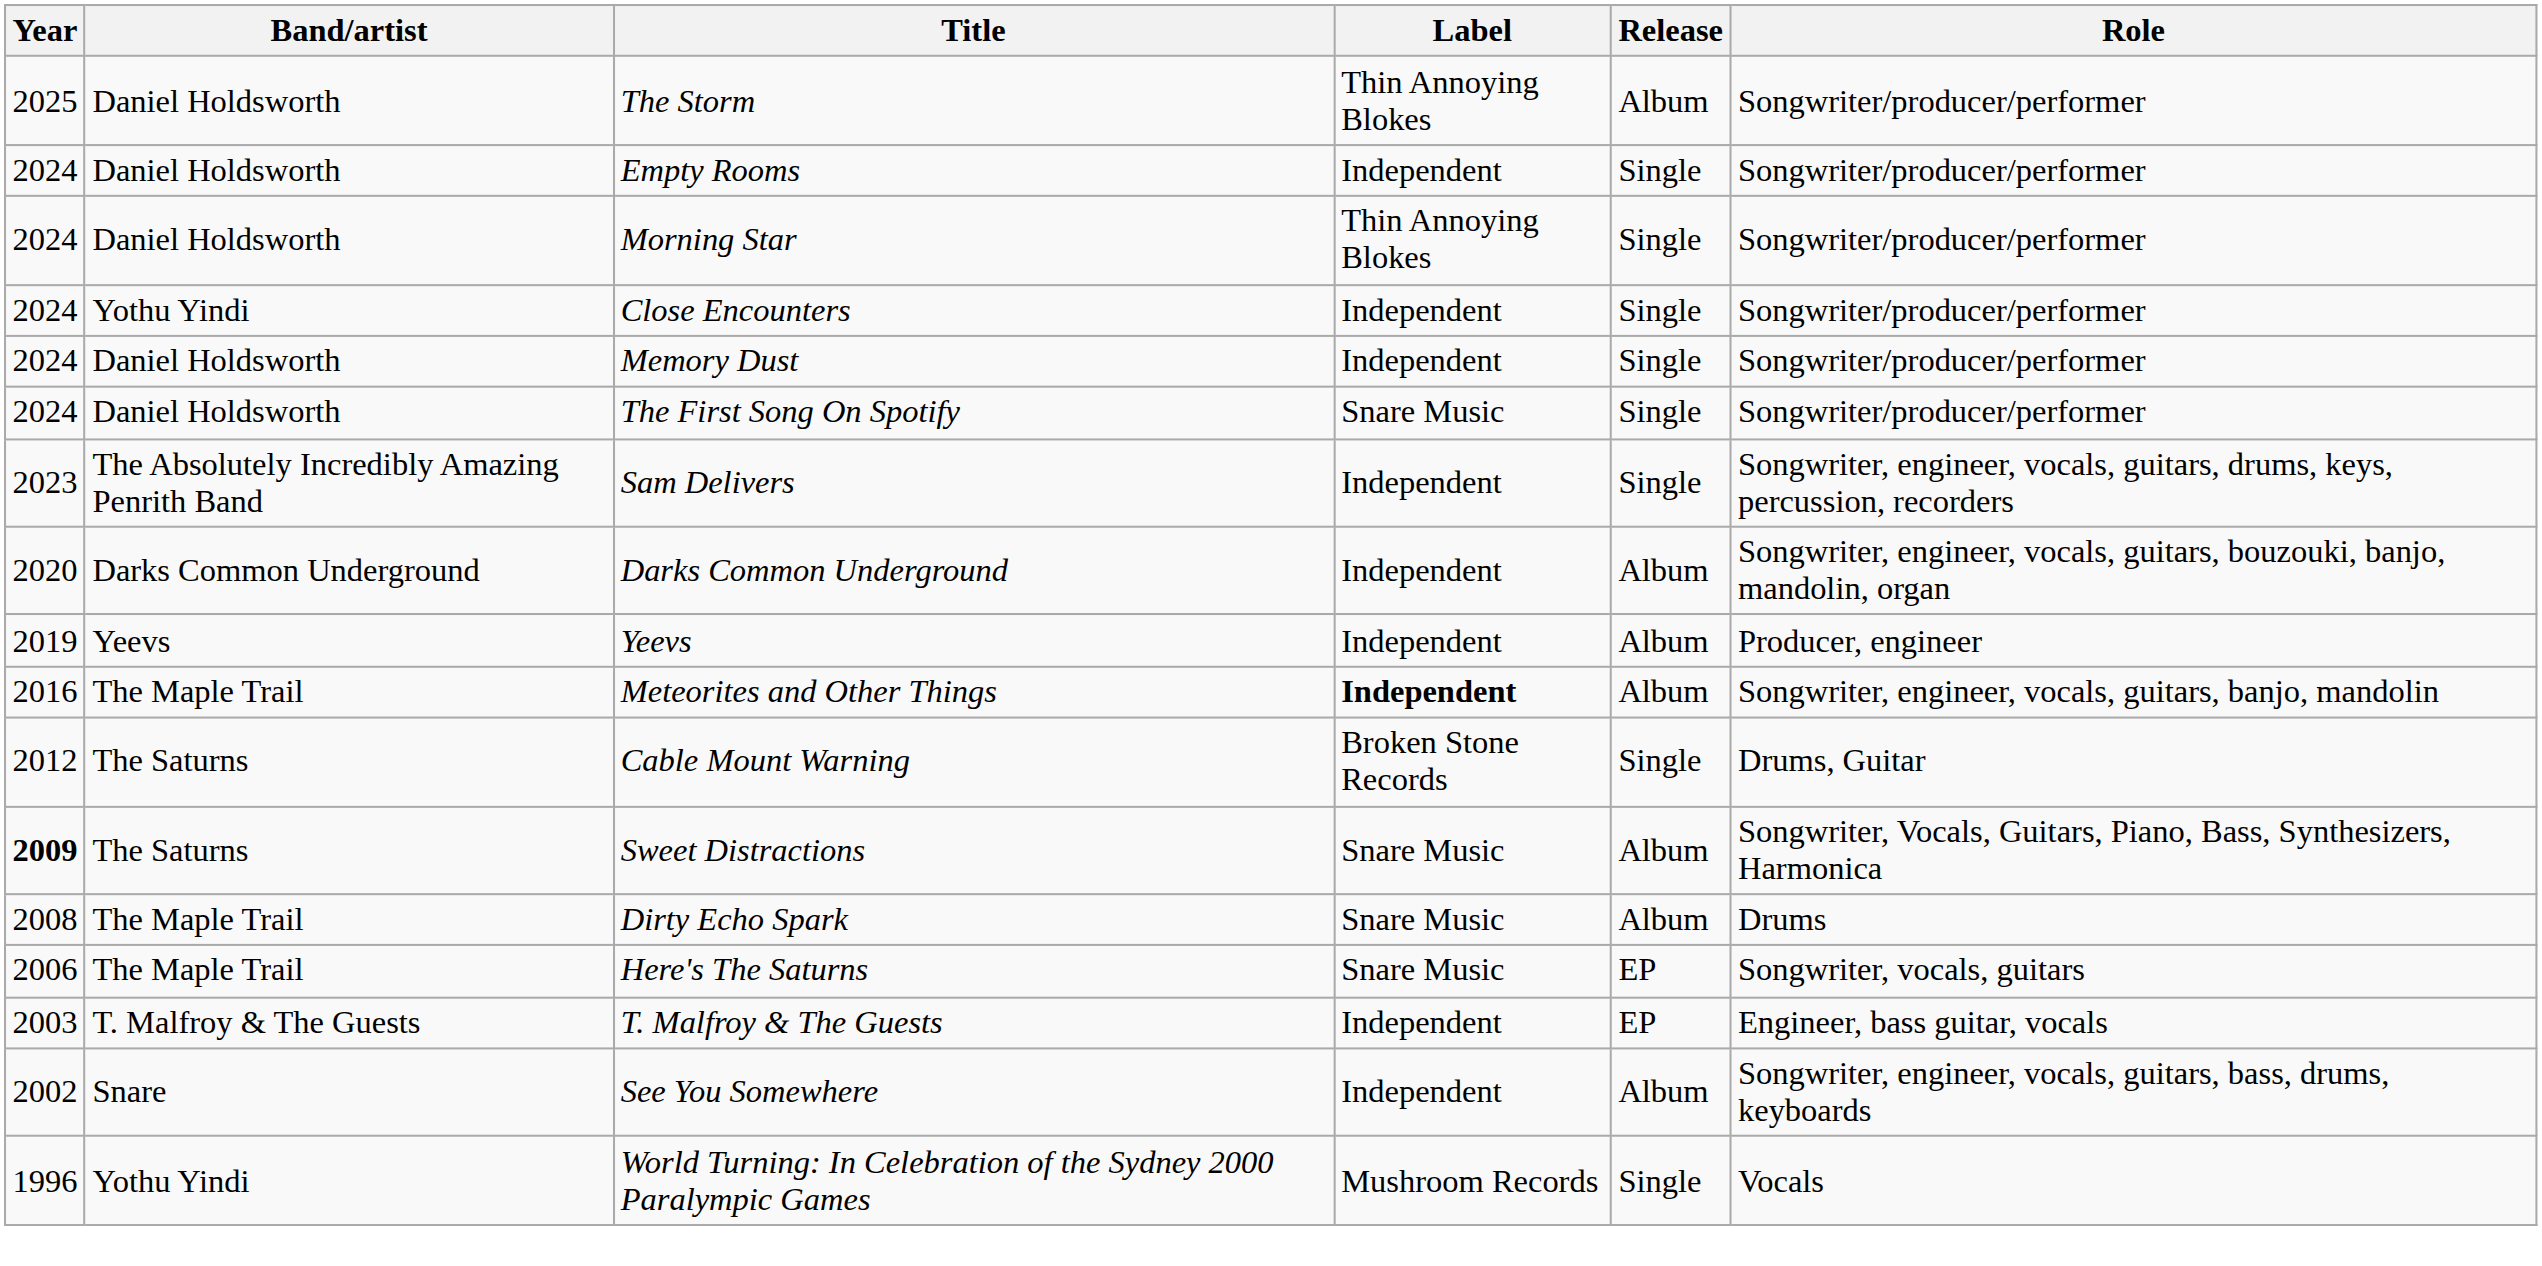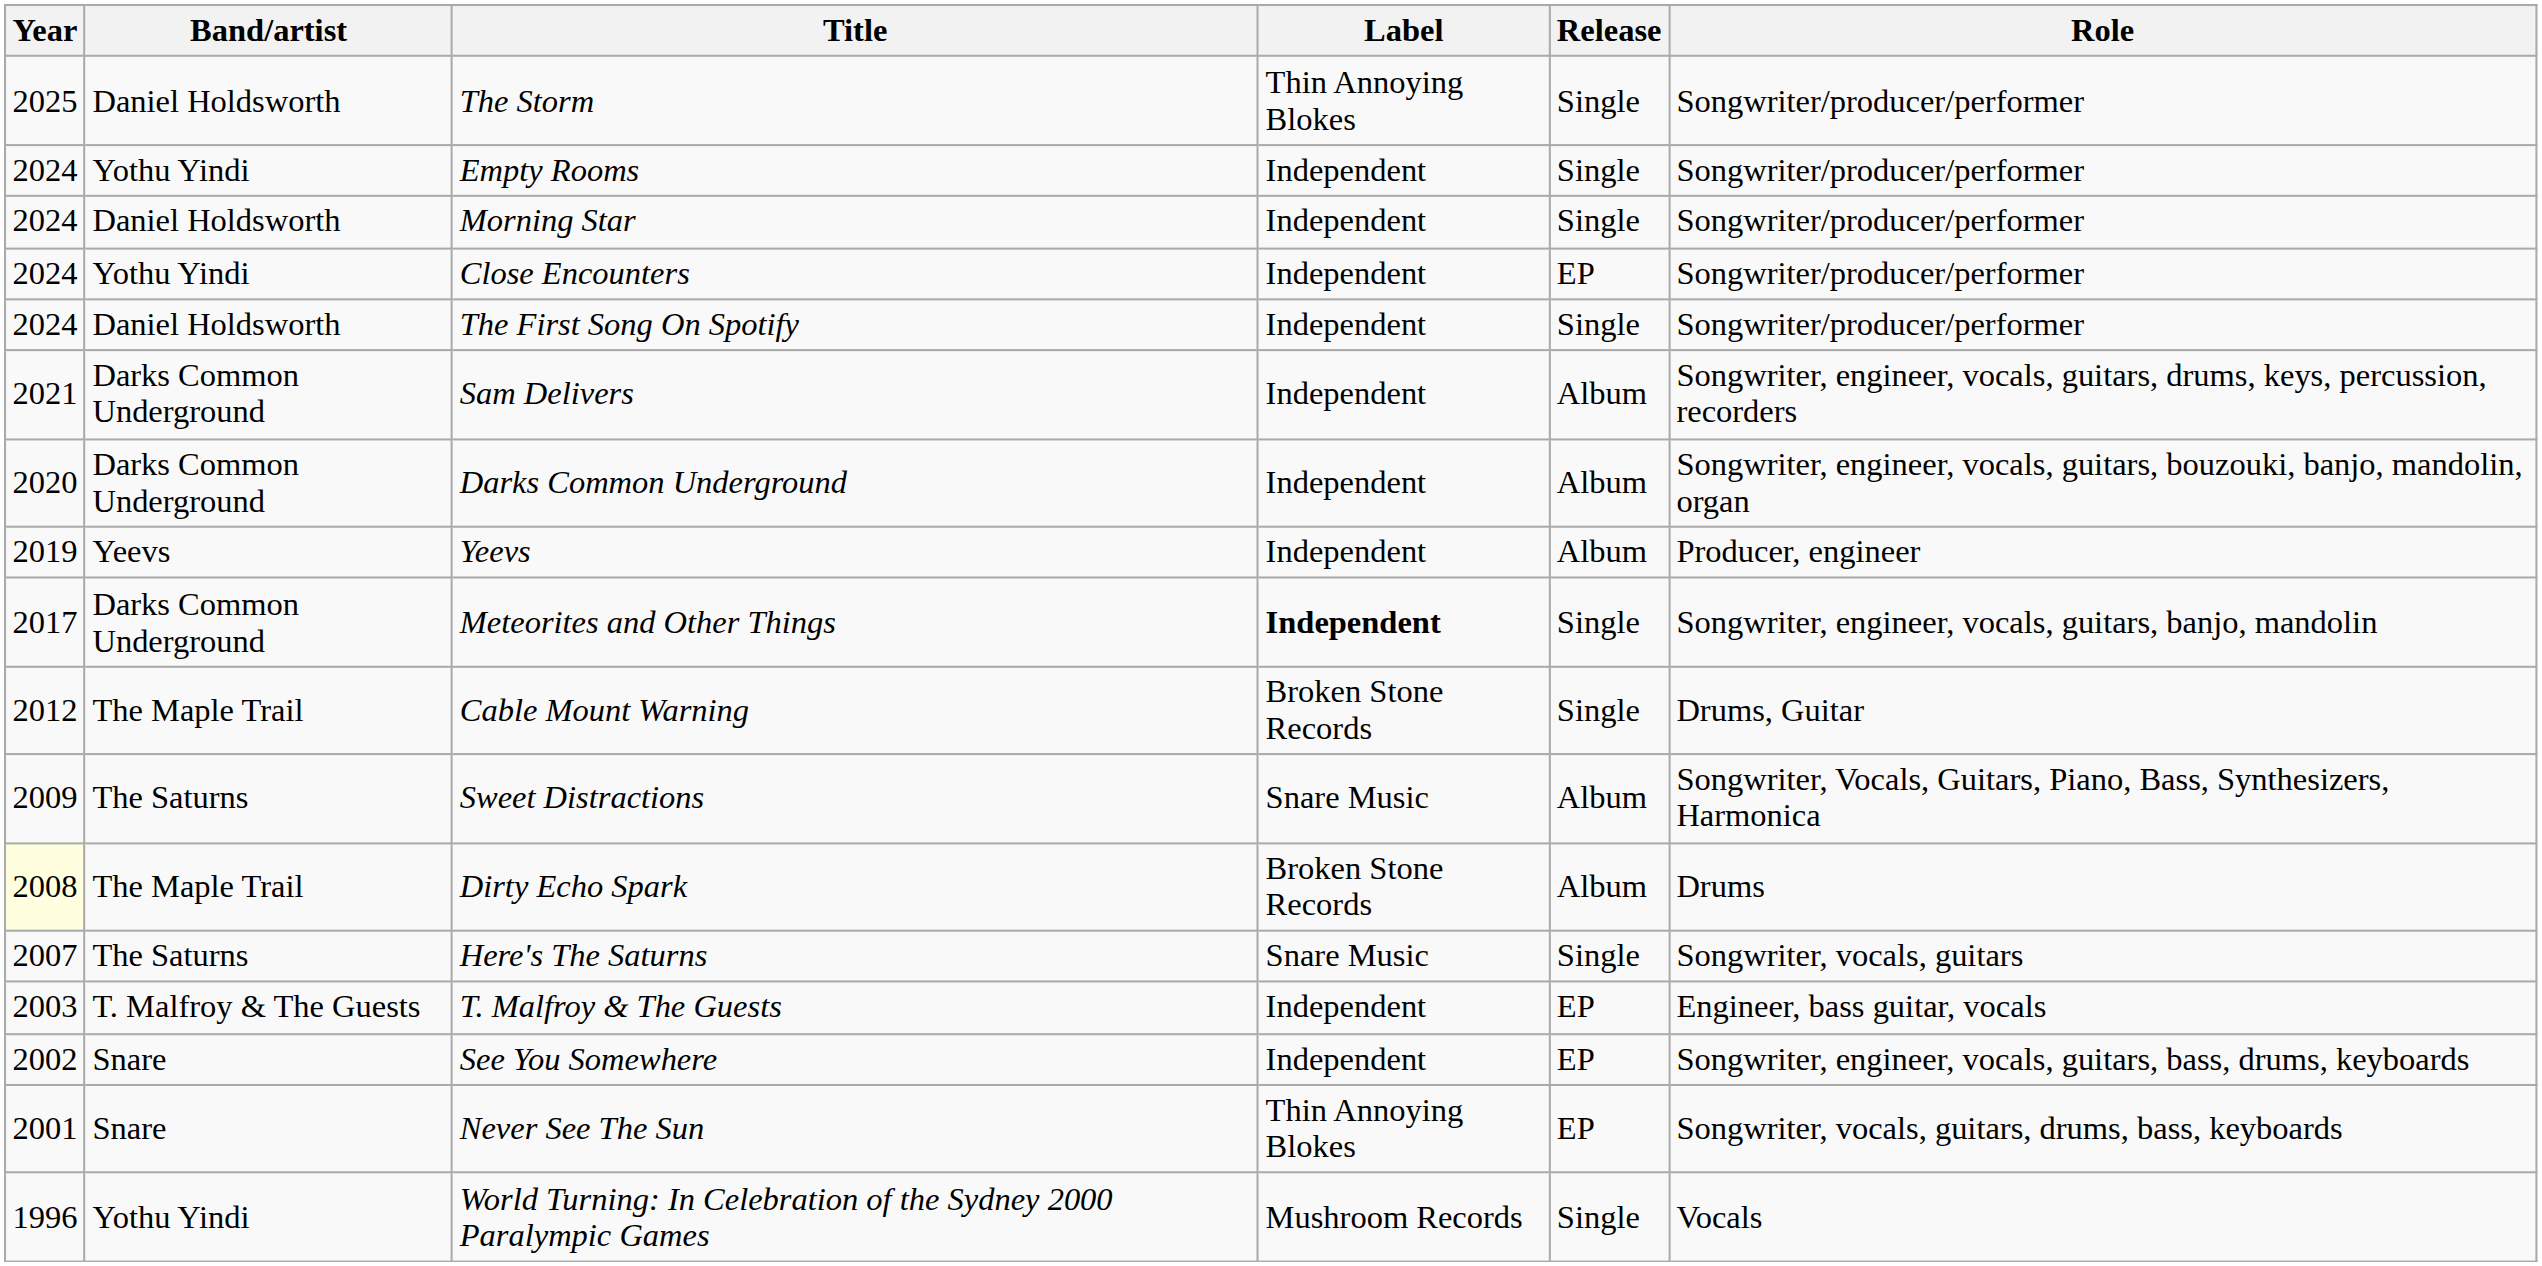(1664, 100) Album -> (1598, 100) Single
(216, 169) Daniel Holdsworth -> (171, 169) Yothu Yindi
(1440, 239) Thin Annoying Blokes -> (1346, 221) Independent
(1660, 309) Single -> (1576, 272) EP
- row: (710, 360)
(1423, 412) Snare Music -> (1346, 324) Independent
(45, 482) 2023 -> (45, 394) 2021
(326, 482) The Absolutely Incredibly Amazing Penrith Band -> (196, 394) Darks Common Underground
(1660, 482) Single -> (1602, 394) Album
(45, 691) 2016 -> (45, 621) 2017
(198, 691) The Maple Trail -> (196, 621) Darks Common Underground
(1664, 691) Album -> (1598, 621) Single
(170, 761) The Saturns -> (198, 709) The Maple Trail
(45, 849) bold -> (45, 797) normal
(45, 919) no background -> (45, 885) lightyellow background
(1423, 919) Snare Music -> (1354, 885) Broken Stone Records
(45, 970) 2006 -> (45, 955) 2007
(198, 970) The Maple Trail -> (170, 955) The Saturns
(1637, 970) EP -> (1598, 955) Single
(1664, 1091) Album -> (1576, 1058) EP
+ row: (582, 1128)
